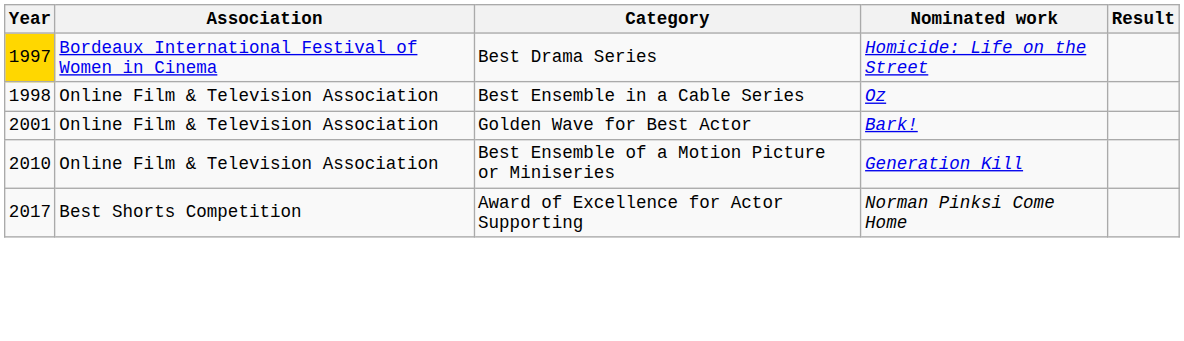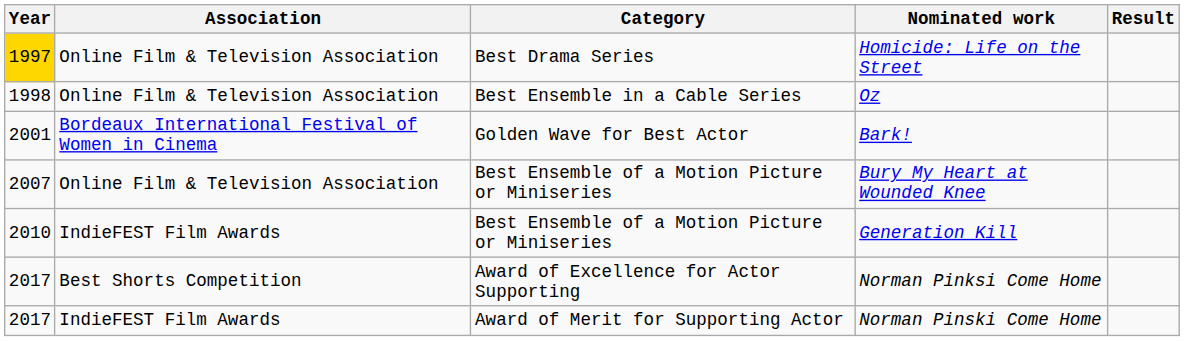(238, 58) Bordeaux International Festival of Women in Cinema -> (249, 58) Online Film & Television Association
(249, 125) Online Film & Television Association -> (238, 135) Bordeaux International Festival of Women in Cinema
+ row: (943, 184)
(249, 164) Online Film & Television Association -> (170, 233) IndieFEST Film Awards
+ row: (980, 320)
